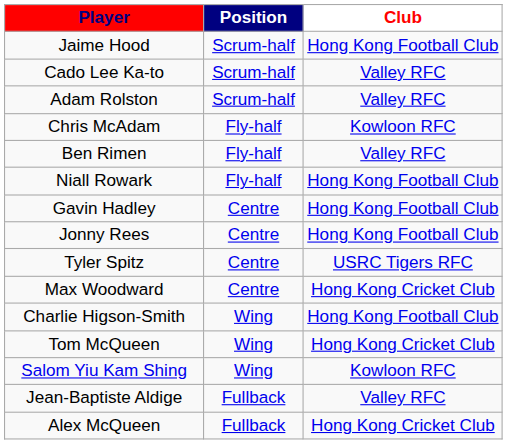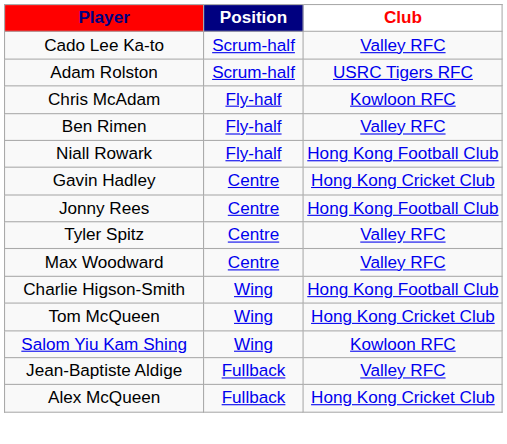- row: (104, 45)
(403, 99) Valley RFC -> (403, 72) USRC Tigers RFC
(403, 208) Hong Kong Football Club -> (403, 180) Hong Kong Cricket Club
(403, 262) USRC Tigers RFC -> (403, 235) Valley RFC
(403, 289) Hong Kong Cricket Club -> (403, 262) Valley RFC
